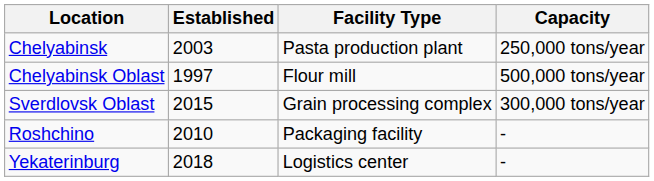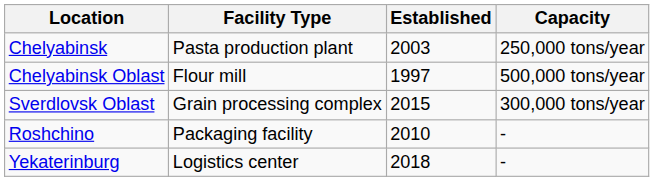columns swapped: (387, 18) <-> (224, 18)
